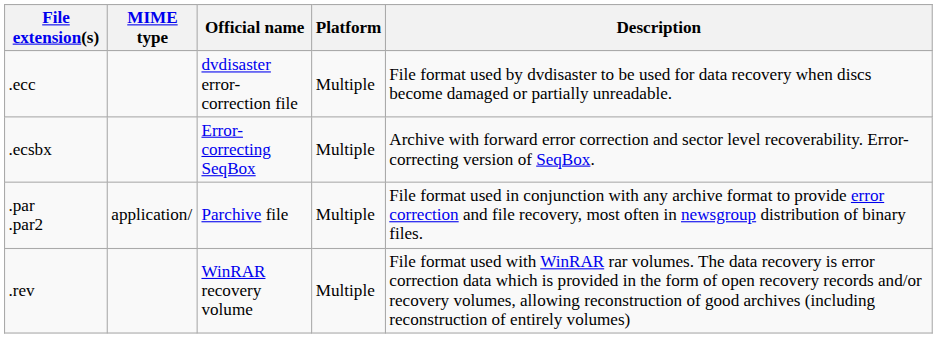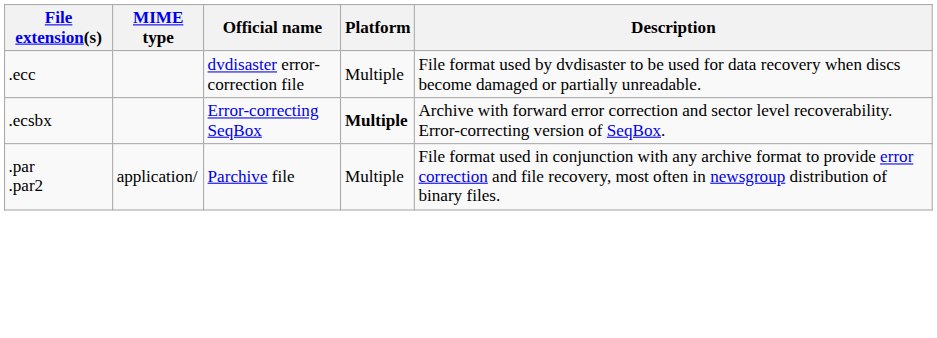(345, 149) normal -> (376, 120) bold
- row: (22, 290)
